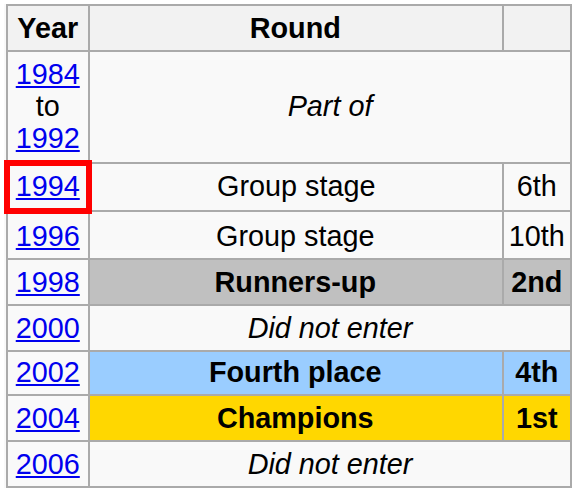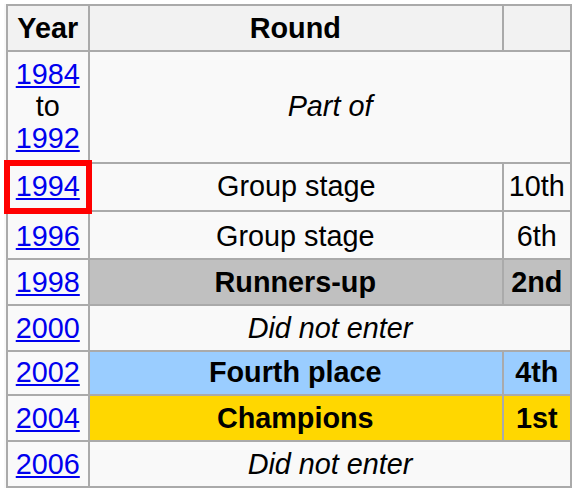(537, 187) 6th -> (537, 187) 10th
(537, 236) 10th -> (537, 236) 6th
